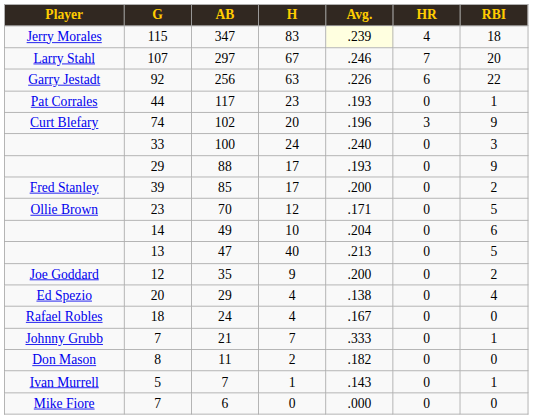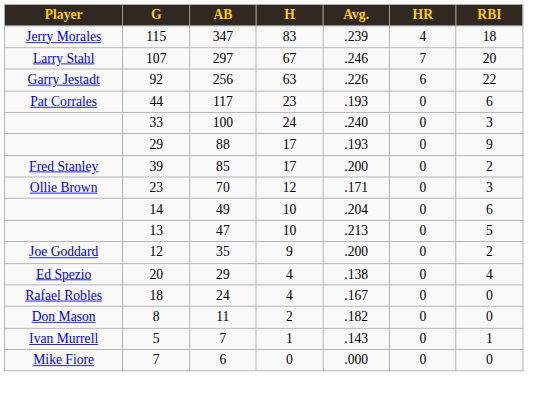(359, 36) lightyellow background -> (356, 36) no background
(494, 101) 1 -> (489, 101) 6
- row: (225, 123)
(494, 209) 5 -> (489, 187) 3
(292, 252) 40 -> (290, 230) 10
- row: (225, 338)
